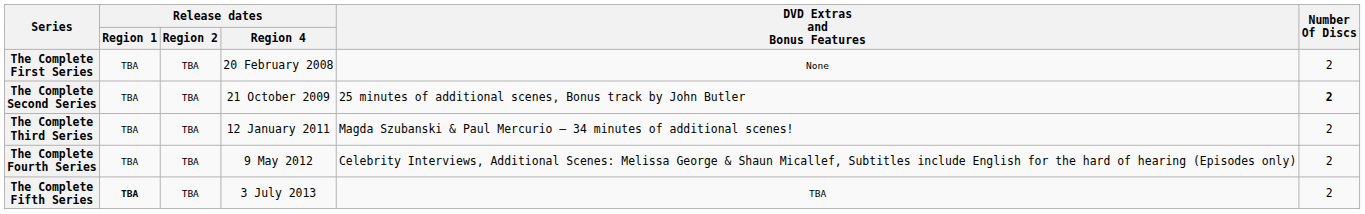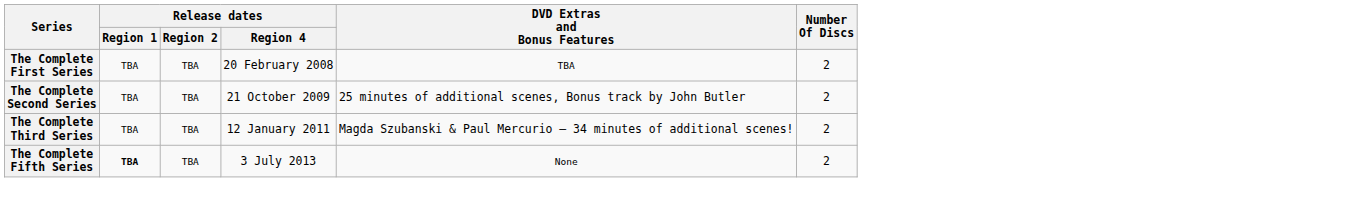(818, 65) None -> (566, 65) TBA
(1329, 97) bold -> (826, 97) normal
- row: (52, 161)
(818, 193) TBA -> (566, 161) None
